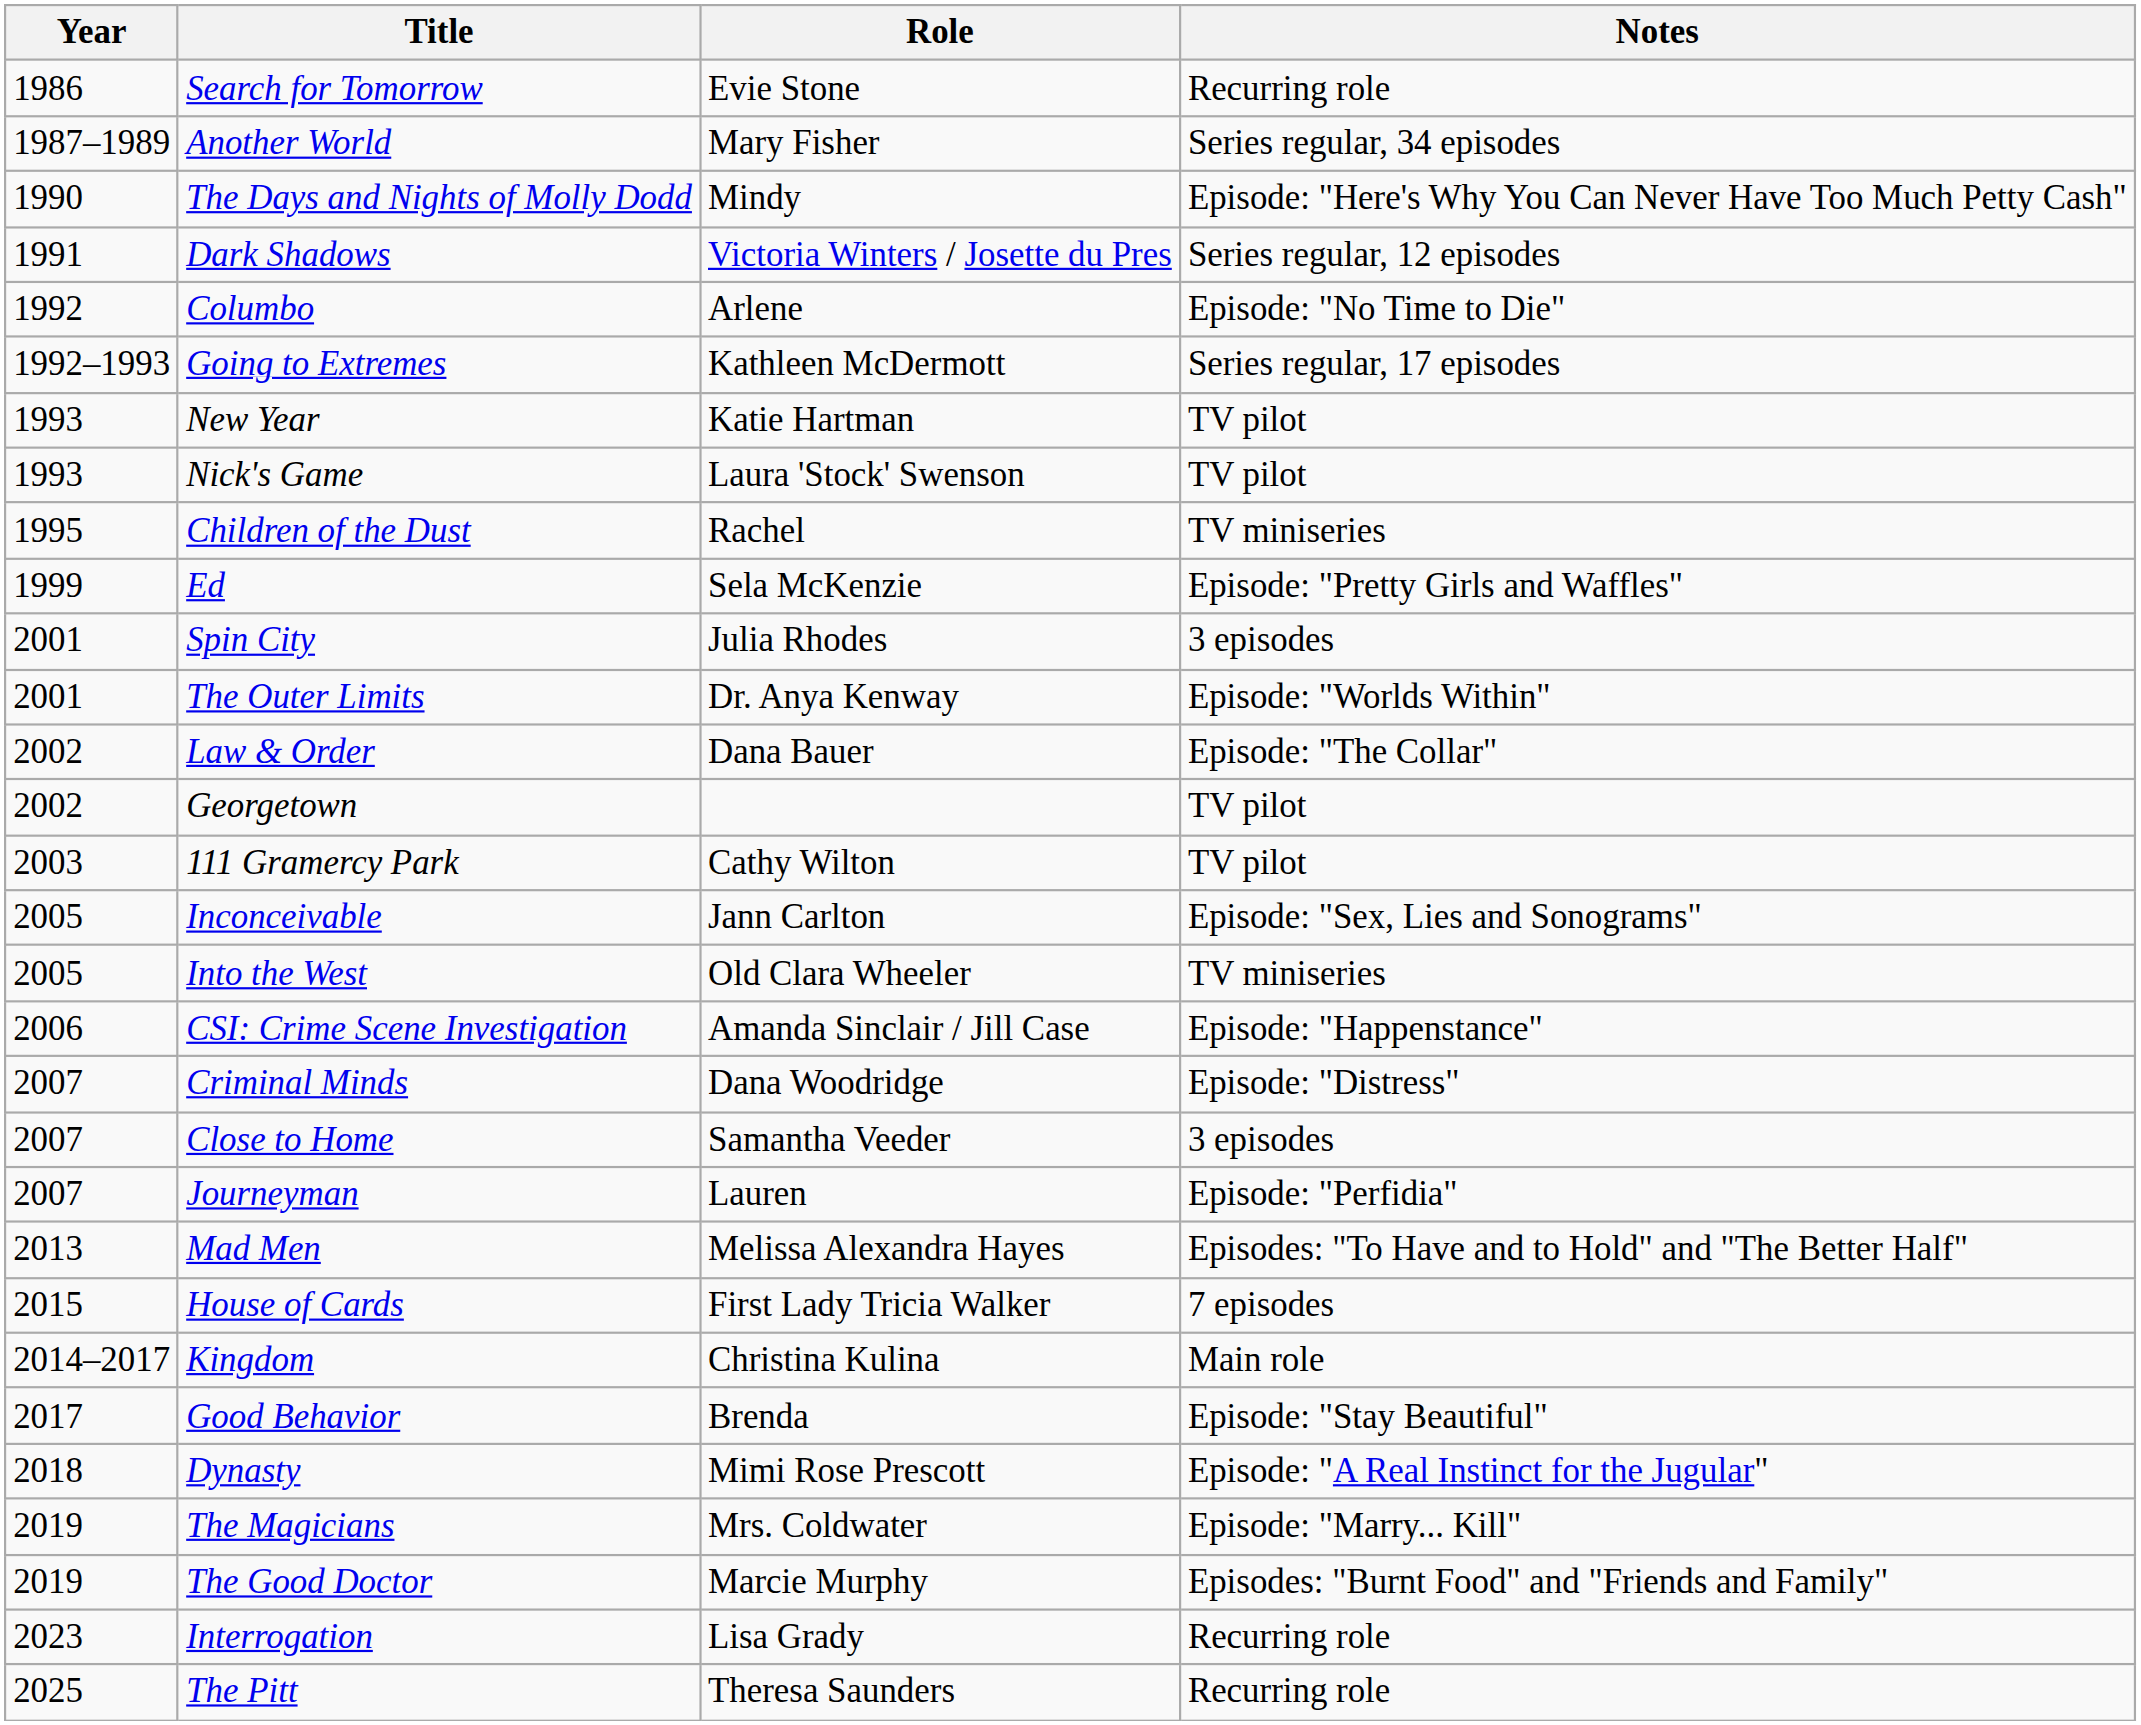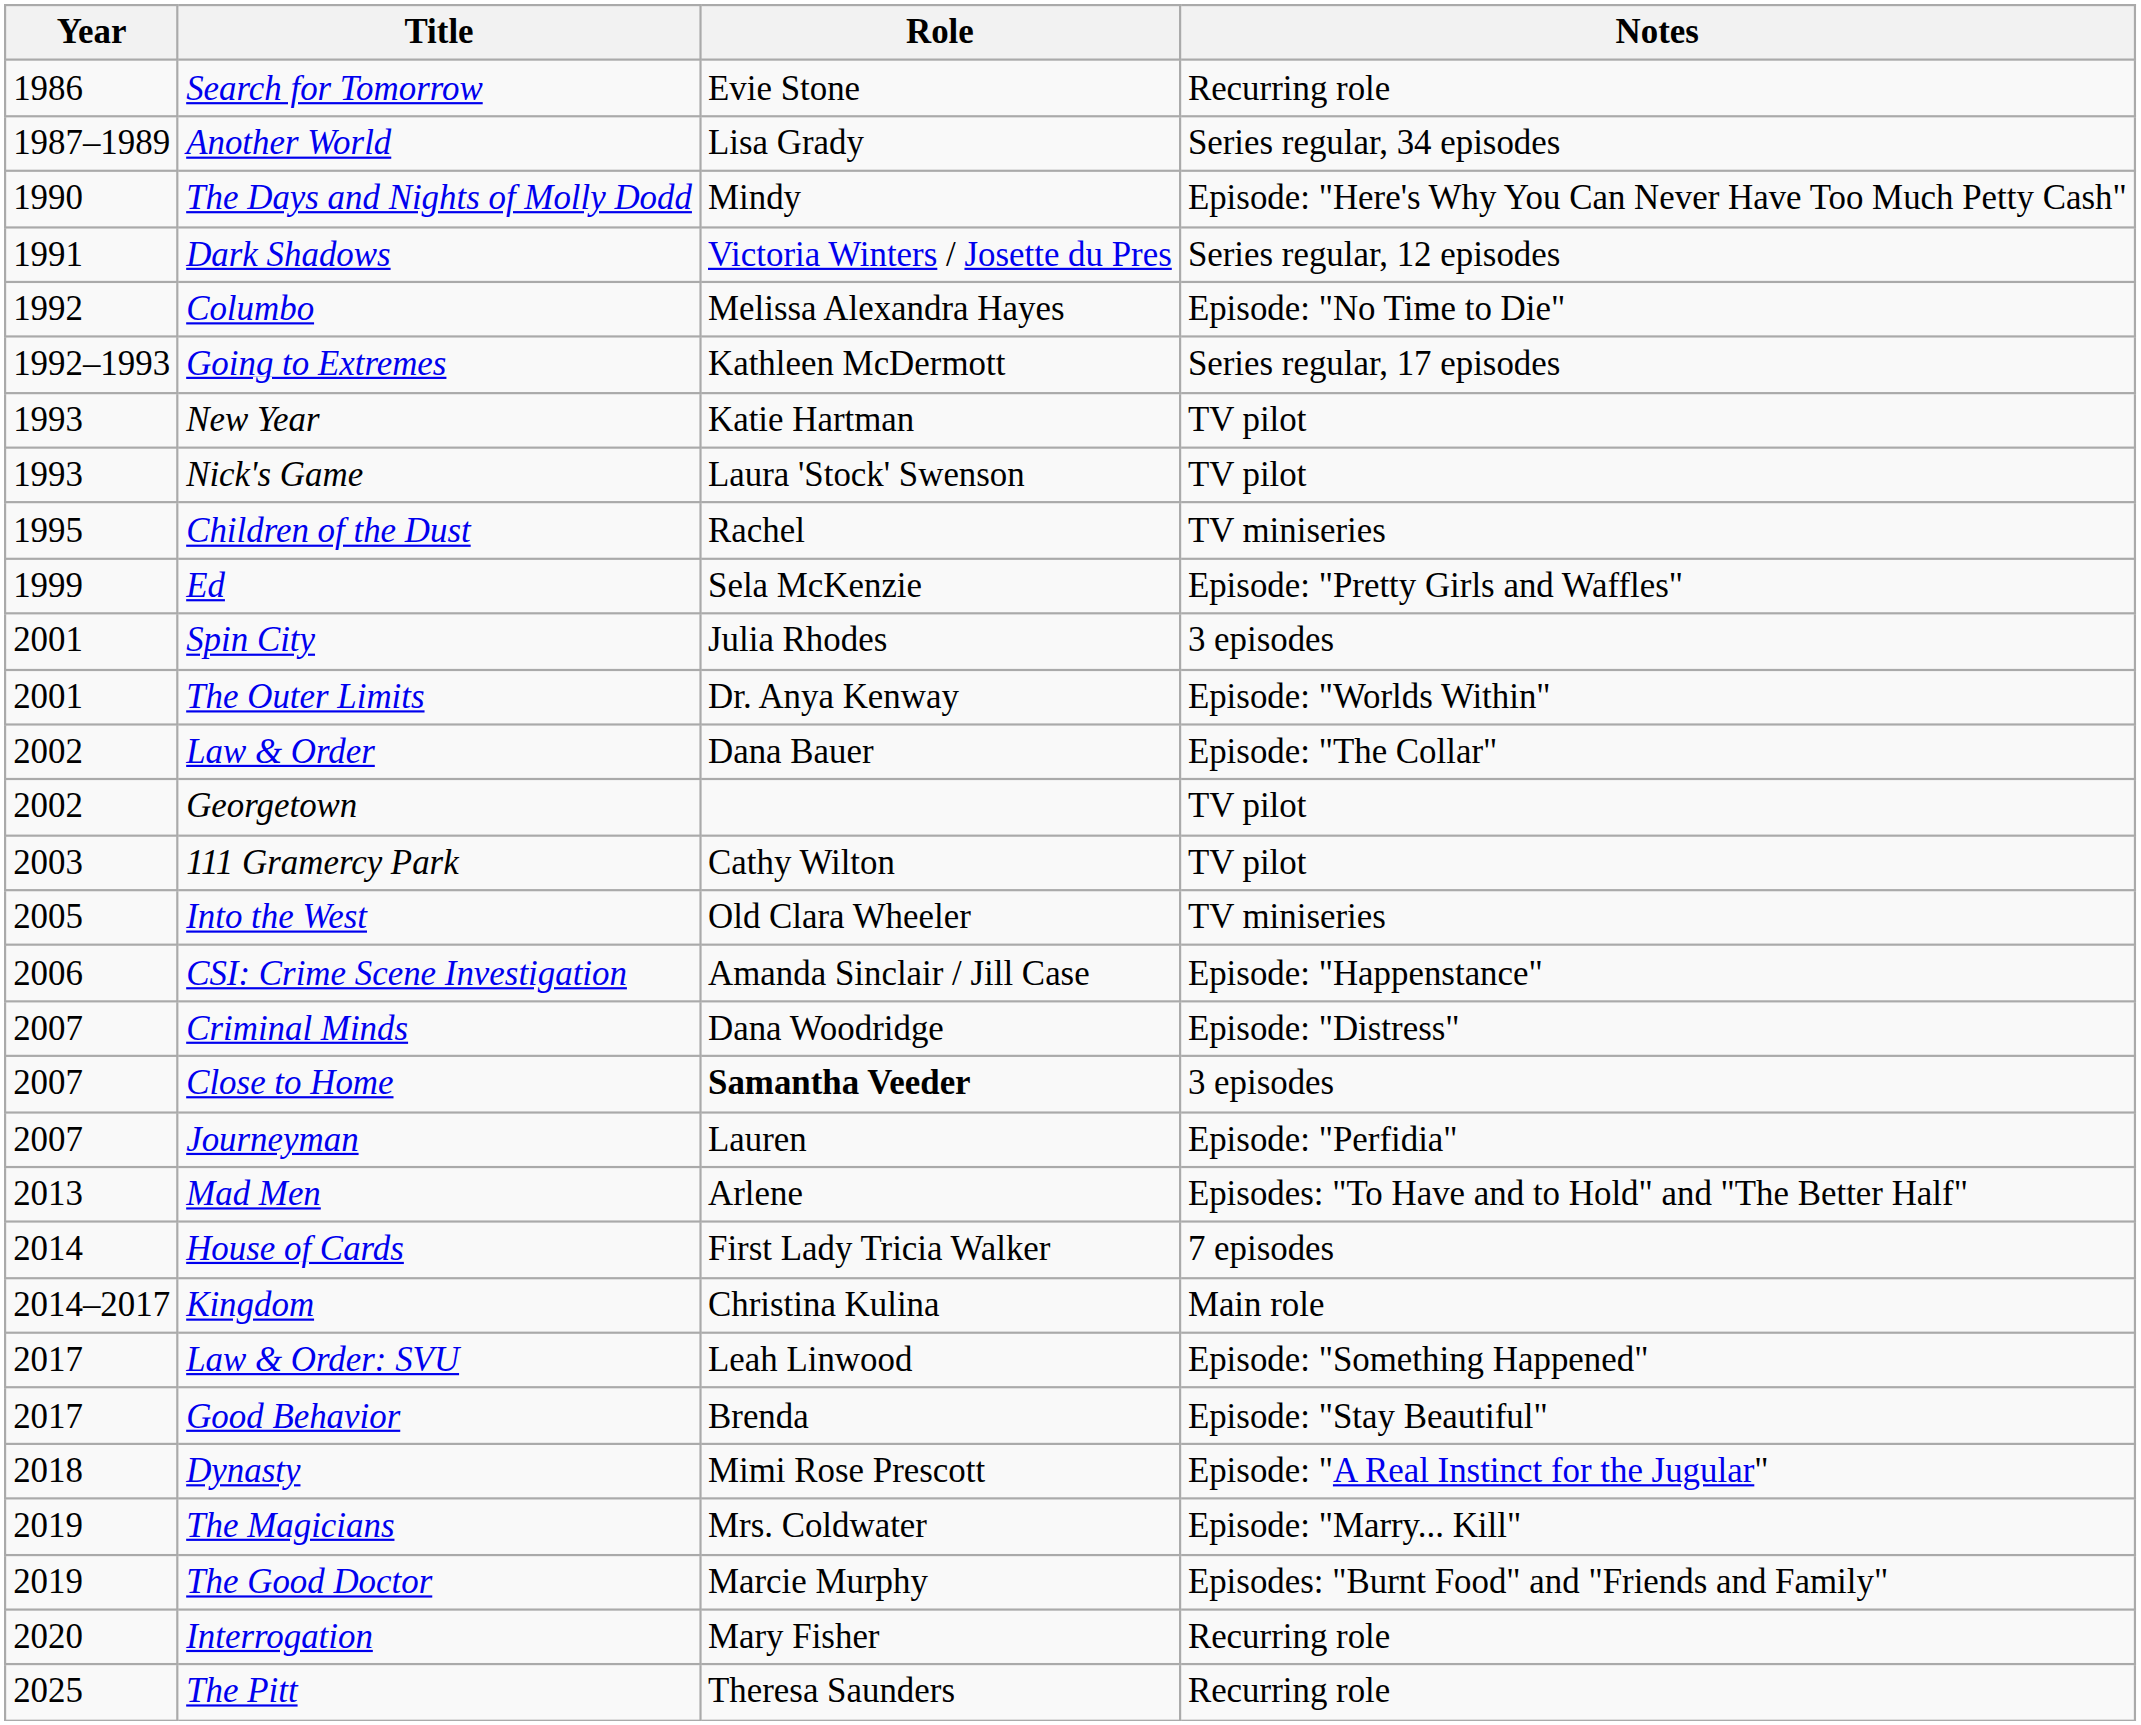(794, 142) Mary Fisher -> (786, 142) Lisa Grady
(755, 308) Arlene -> (886, 308) Melissa Alexandra Hayes
- row: (284, 917)
(829, 1138) normal -> (839, 1083) bold
(886, 1249) Melissa Alexandra Hayes -> (755, 1193) Arlene
(48, 1304) 2015 -> (48, 1249) 2014
+ row: (323, 1359)
(48, 1636) 2023 -> (48, 1636) 2020
(786, 1636) Lisa Grady -> (794, 1636) Mary Fisher
